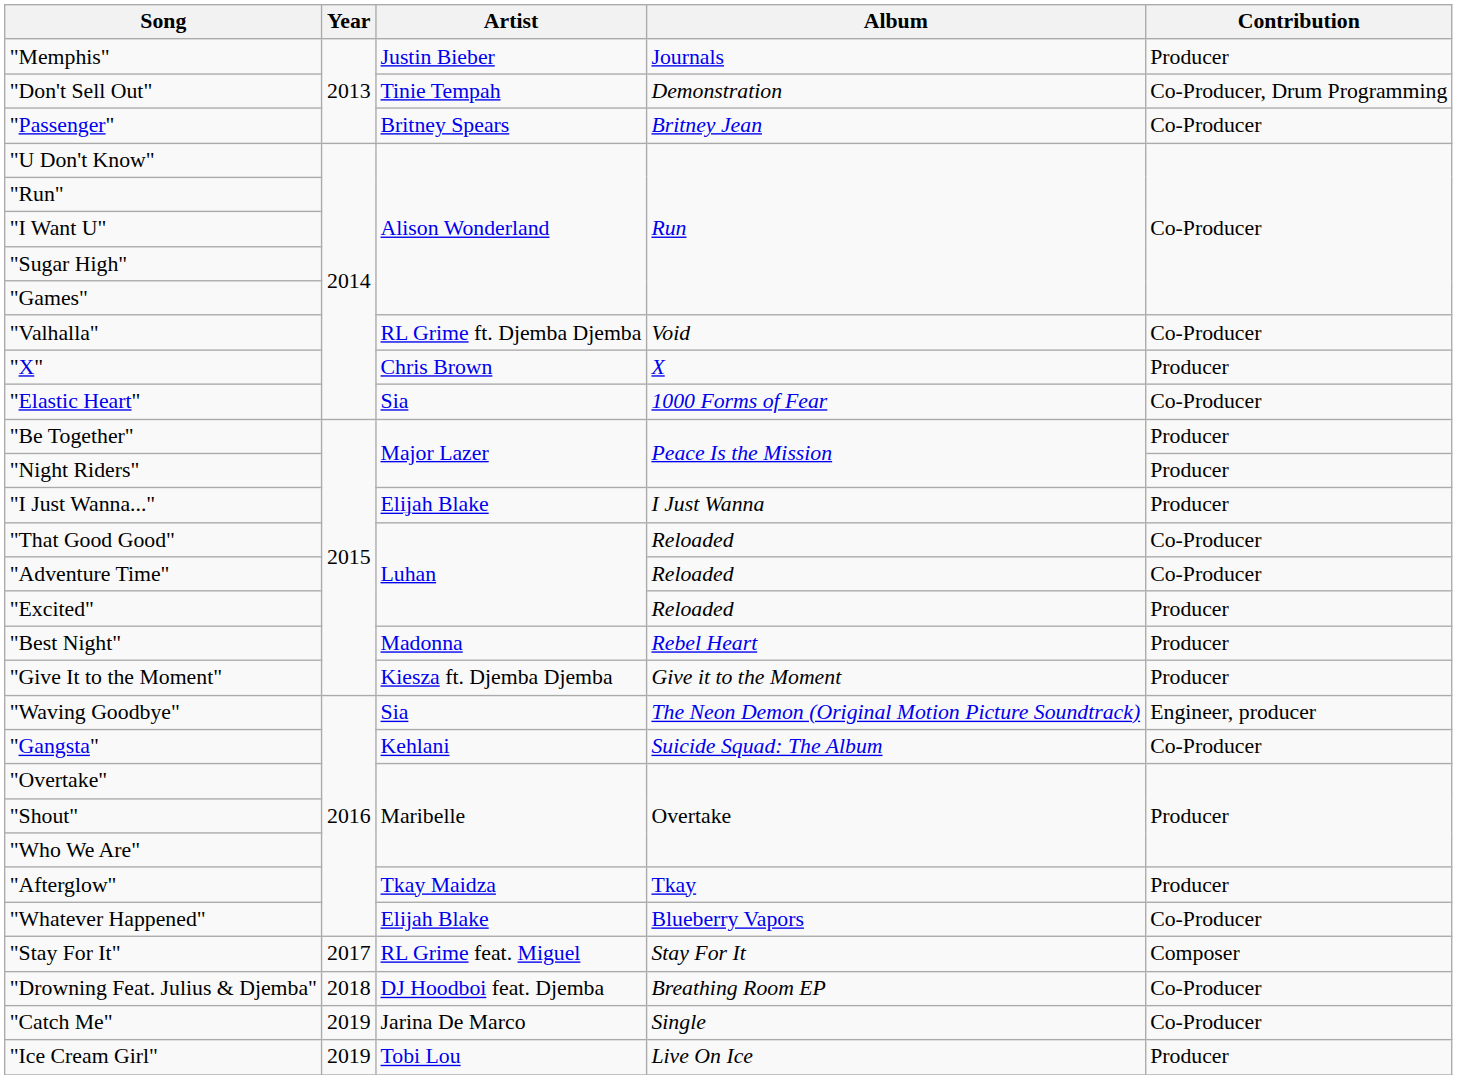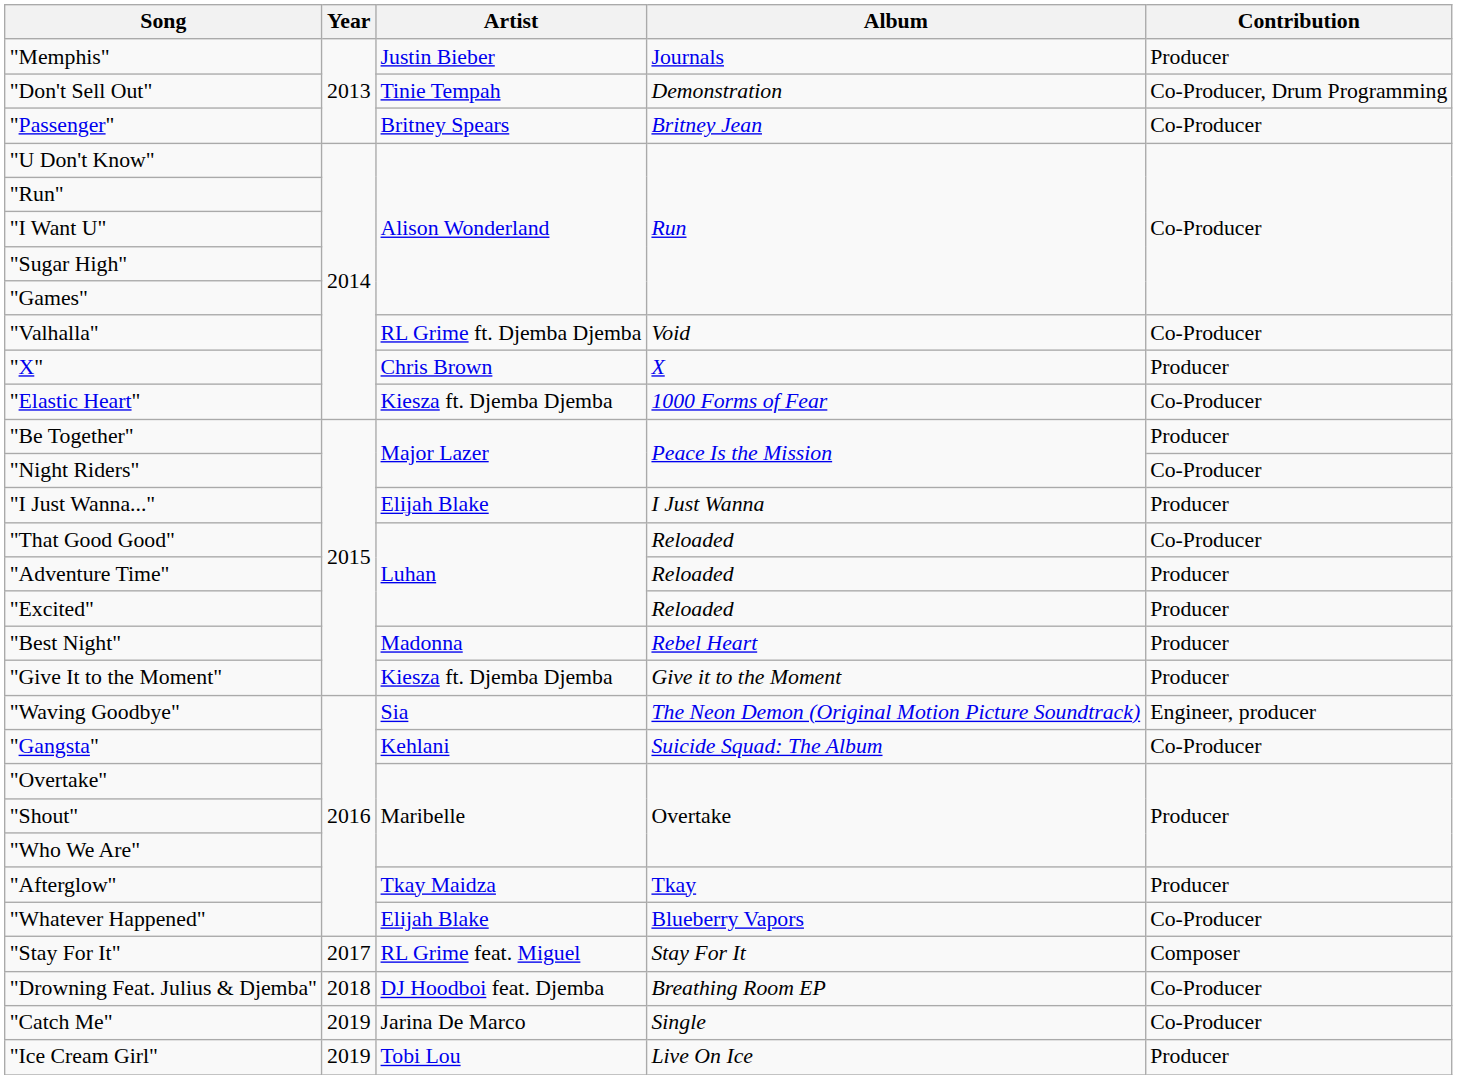(394, 401) Sia -> (497, 401) Kiesza ft. Djemba Djemba
(1189, 470) Producer -> (1206, 470) Co-Producer
(1206, 573) Co-Producer -> (1189, 573) Producer
